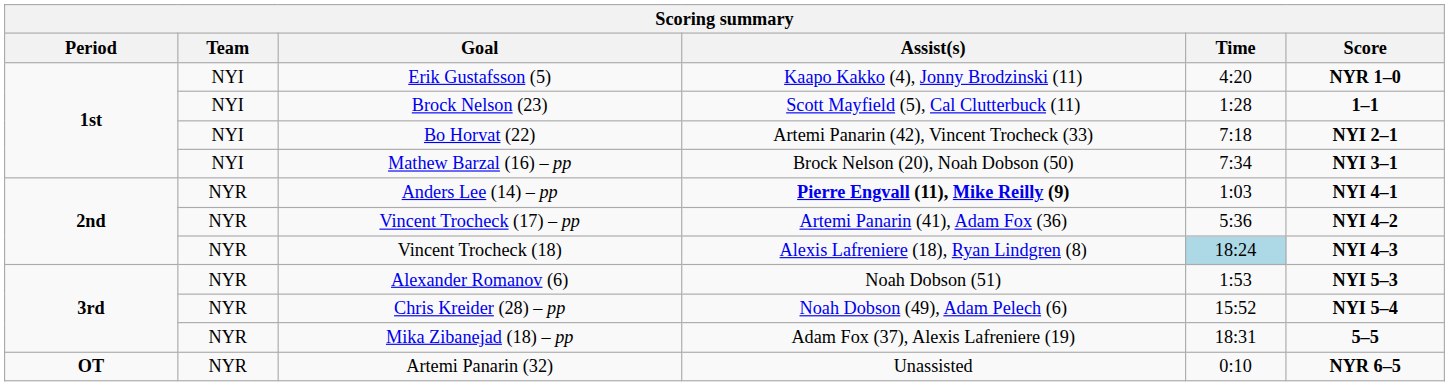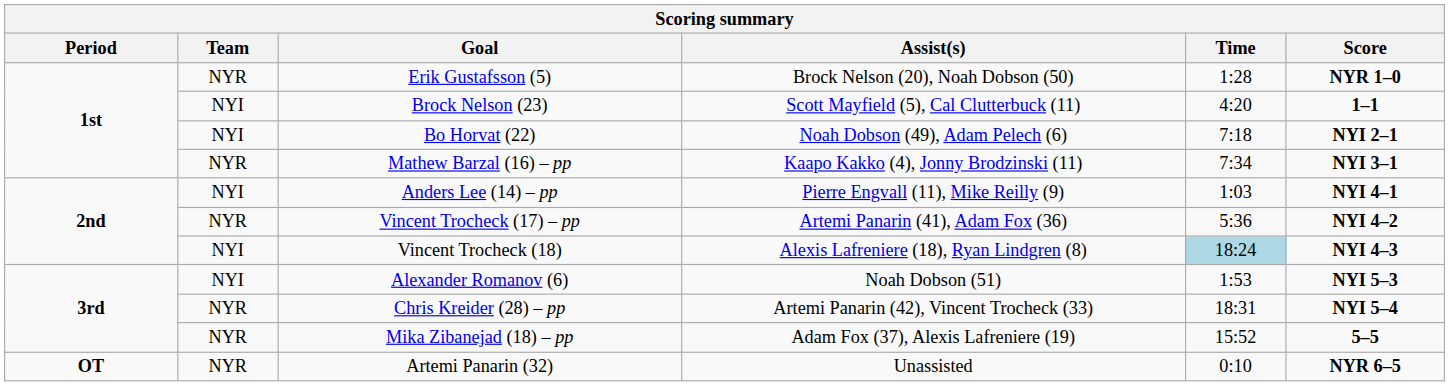(228, 76) NYI -> (228, 76) NYR
(933, 76) Kaapo Kakko (4), Jonny Brodzinski (11) -> (933, 76) Brock Nelson (20), Noah Dobson (50)
(1236, 76) 4:20 -> (1236, 76) 1:28
(1236, 105) 1:28 -> (1236, 105) 4:20
(933, 134) Artemi Panarin (42), Vincent Trocheck (33) -> (933, 134) Noah Dobson (49), Adam Pelech (6)
(228, 163) NYI -> (228, 163) NYR
(933, 163) Brock Nelson (20), Noah Dobson (50) -> (933, 163) Kaapo Kakko (4), Jonny Brodzinski (11)
(228, 192) NYR -> (228, 192) NYI
(933, 192) bold -> (933, 192) normal
(228, 250) NYR -> (228, 250) NYI
(228, 279) NYR -> (228, 279) NYI
(933, 308) Noah Dobson (49), Adam Pelech (6) -> (933, 308) Artemi Panarin (42), Vincent Trocheck (33)
(1236, 308) 15:52 -> (1236, 308) 18:31
(1236, 337) 18:31 -> (1236, 337) 15:52
